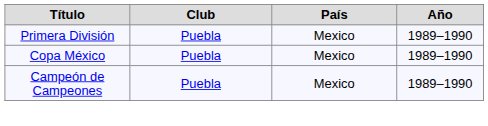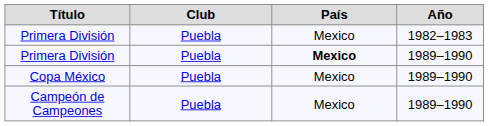+ row: (67, 35)
(334, 35) normal -> (334, 55) bold
